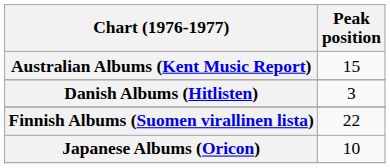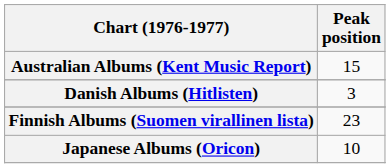(351, 120) 22 -> (351, 120) 23
